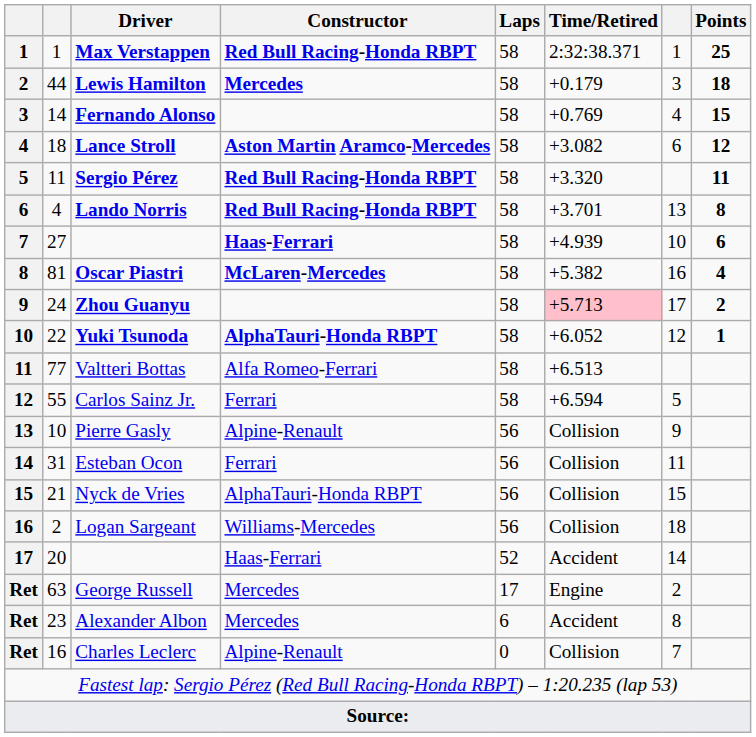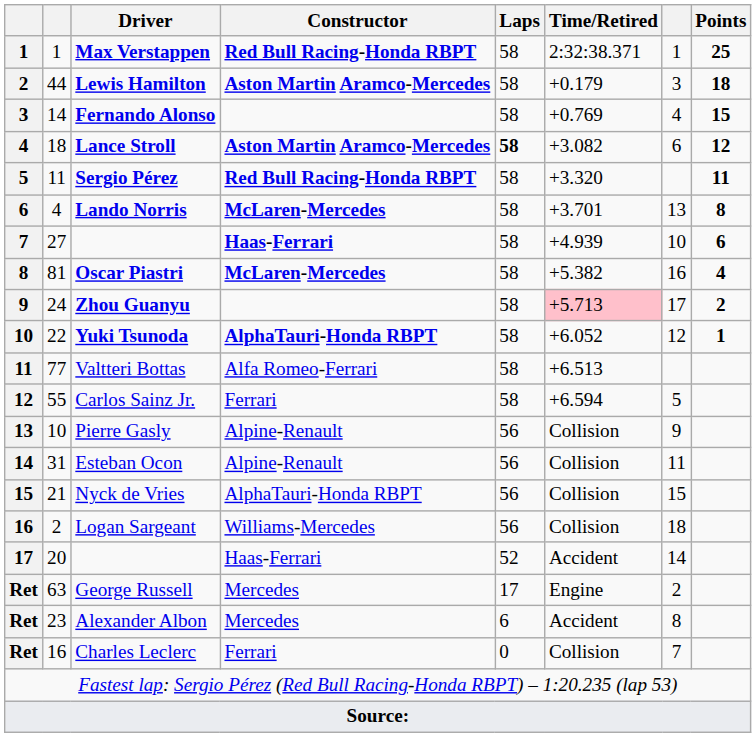(264, 83) Mercedes -> (357, 83) Aston Martin Aramco-Mercedes
(509, 146) normal -> (509, 146) bold
(350, 209) Red Bull Racing-Honda RBPT -> (305, 209) McLaren-Mercedes
(251, 462) Ferrari -> (284, 462) Alpine-Renault
(284, 652) Alpine-Renault -> (251, 652) Ferrari
